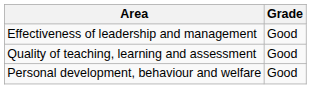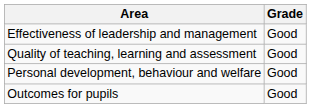+ row: (63, 93)
